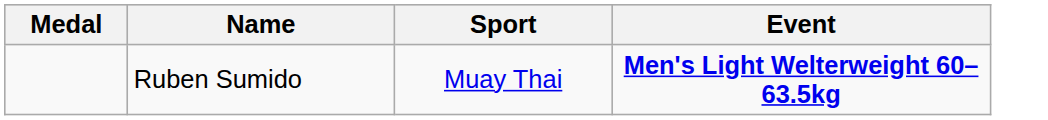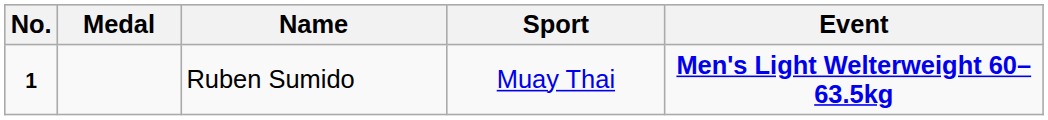+ column: (31, 24)
